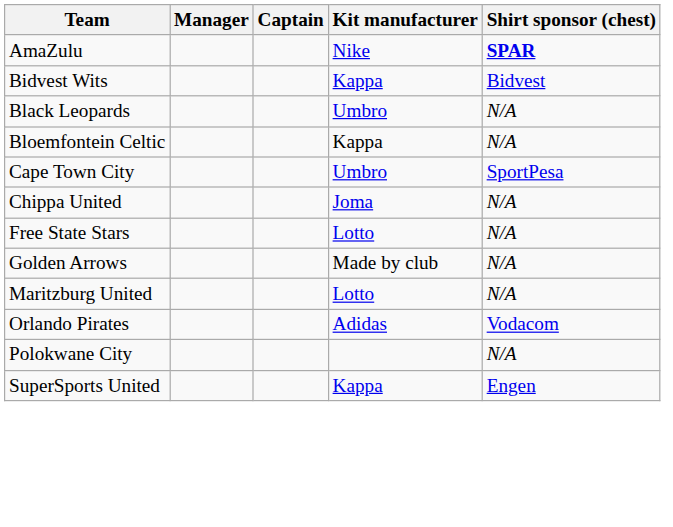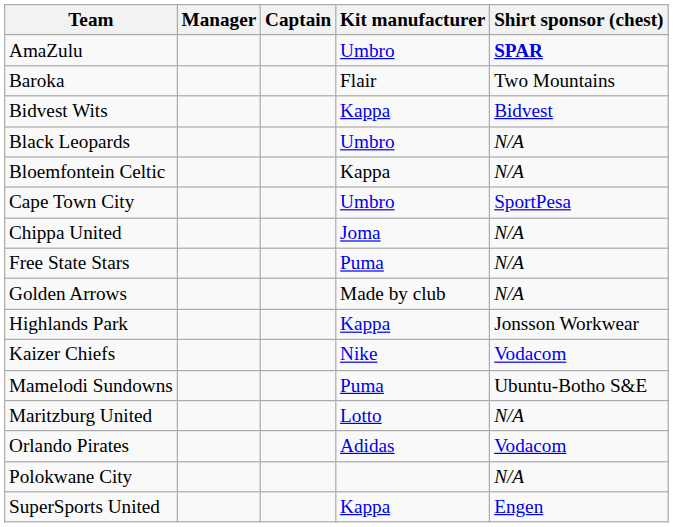(351, 50) Nike -> (367, 50) Umbro
+ row: (37, 80)
(353, 232) Lotto -> (362, 263) Puma
+ row: (68, 324)
+ row: (62, 354)
+ row: (91, 385)
